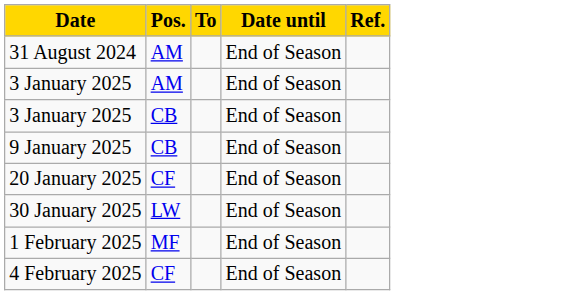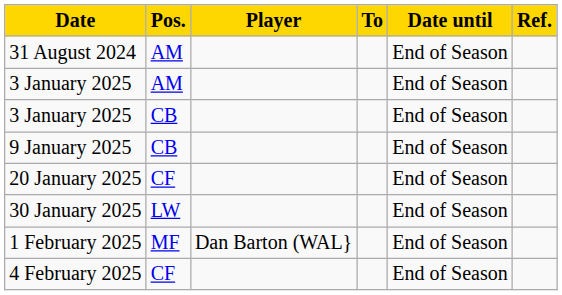+ column: (274, 20)
